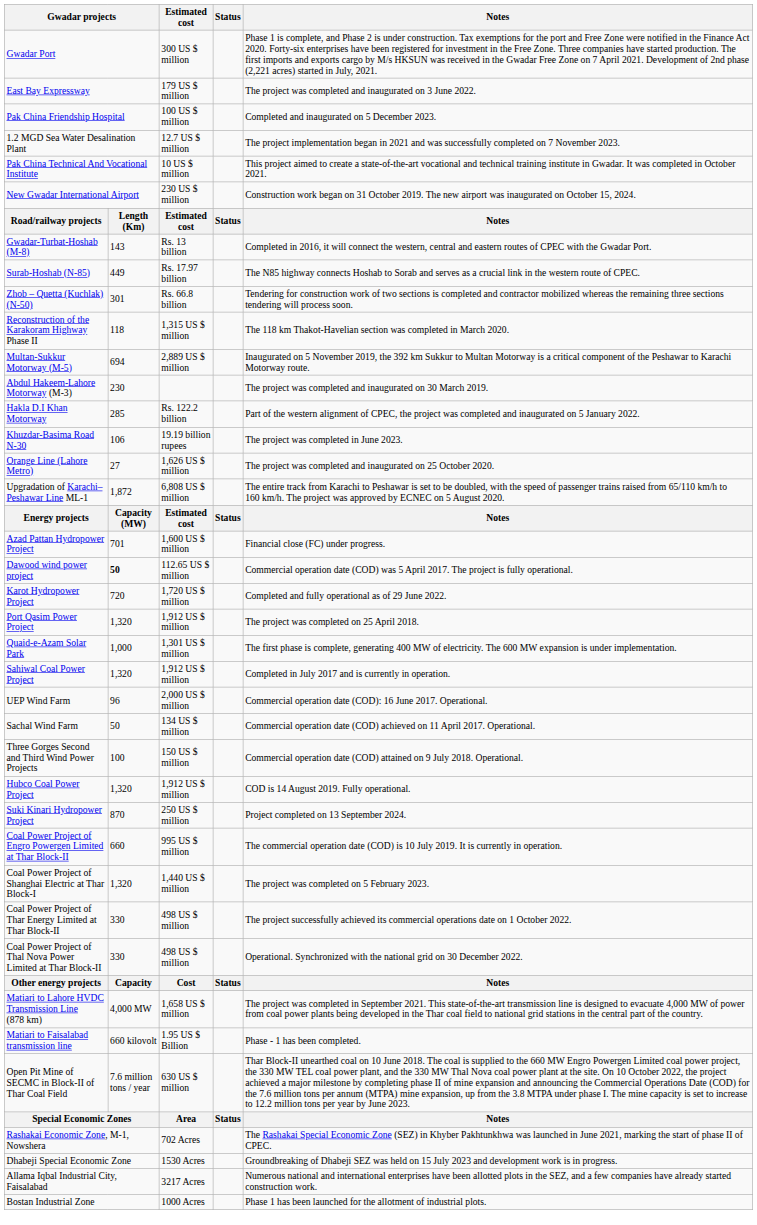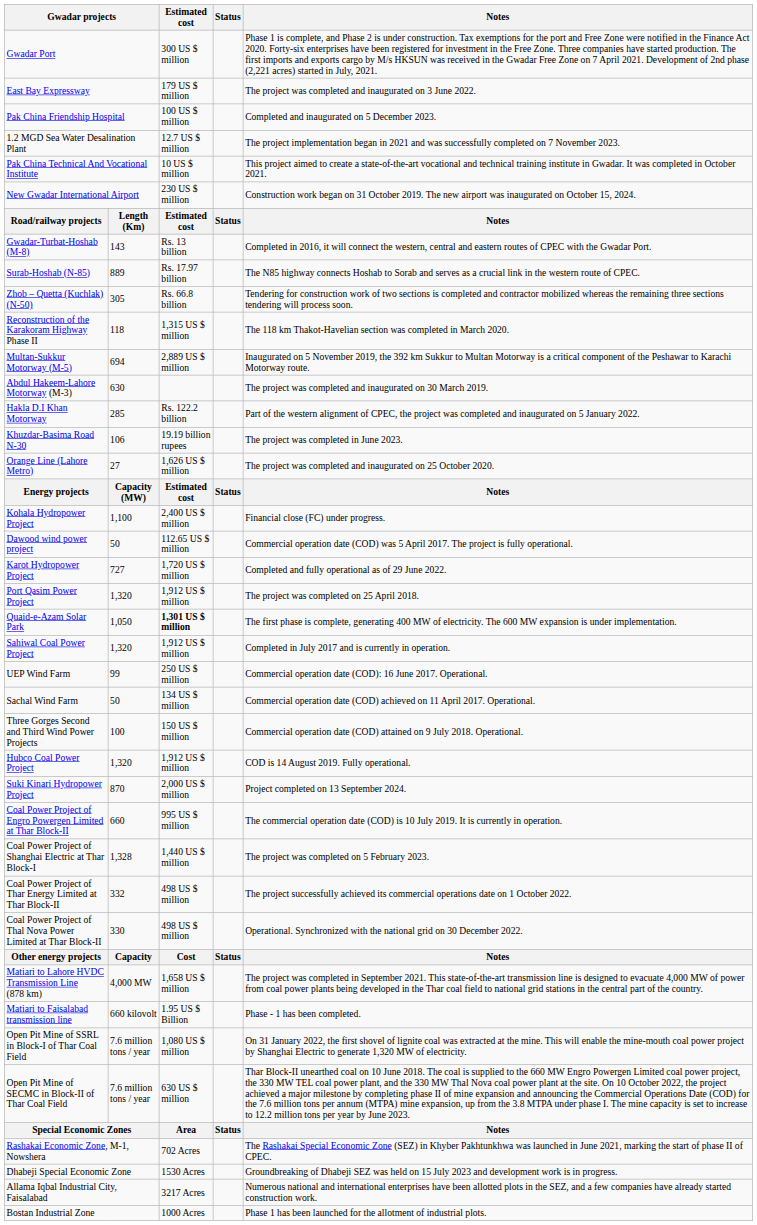(117, 273) 449 -> (117, 273) 889
(117, 299) 301 -> (117, 299) 305
(117, 388) 230 -> (117, 388) 630
- row: (54, 492)
+ row: (46, 518)
- row: (55, 544)
(115, 570) bold -> (115, 544) normal
(117, 596) 720 -> (117, 570) 727
(121, 648) 1,000 -> (121, 622) 1,050
(183, 648) normal -> (183, 622) bold
(115, 700) 96 -> (115, 674) 99
(183, 700) 2,000 US $ million -> (180, 674) 250 US $ million
(180, 815) 250 US $ million -> (183, 789) 2,000 US $ million
(121, 883) 1,320 -> (121, 857) 1,328
(117, 920) 330 -> (117, 894) 332
+ row: (53, 1046)
